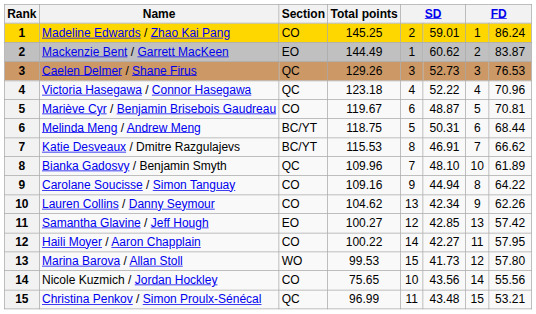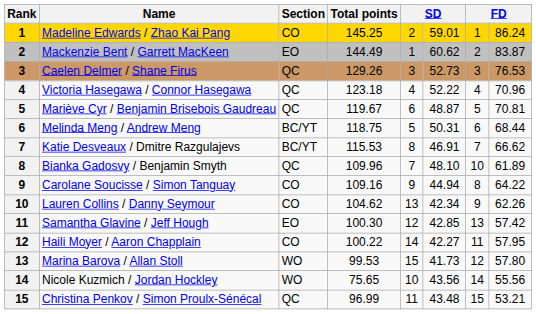(291, 109) CO -> (291, 109) QC
(364, 223) 100.27 -> (364, 223) 100.30
(291, 280) CO -> (292, 280) WO
